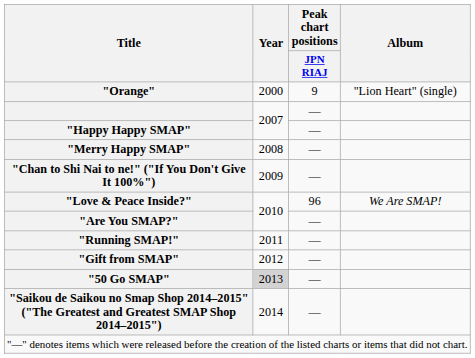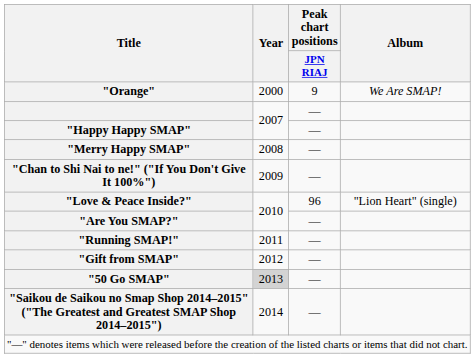(405, 91) "Lion Heart" (single) -> (405, 91) We Are SMAP!
(405, 201) We Are SMAP! -> (405, 201) "Lion Heart" (single)
